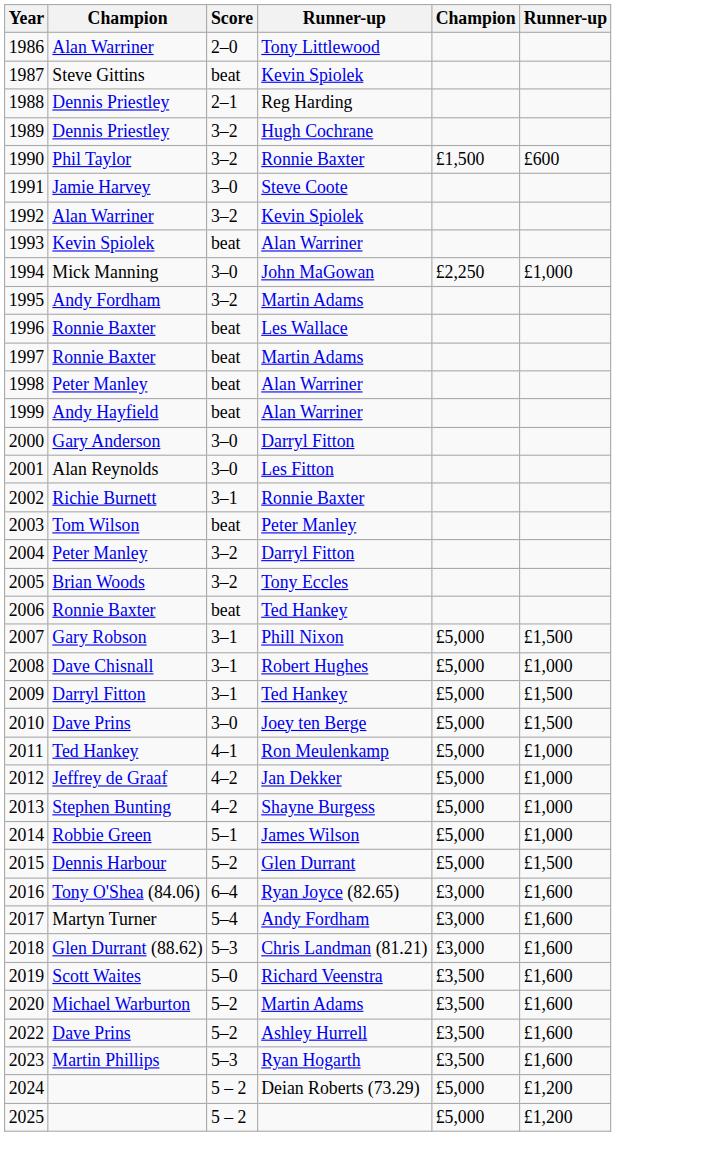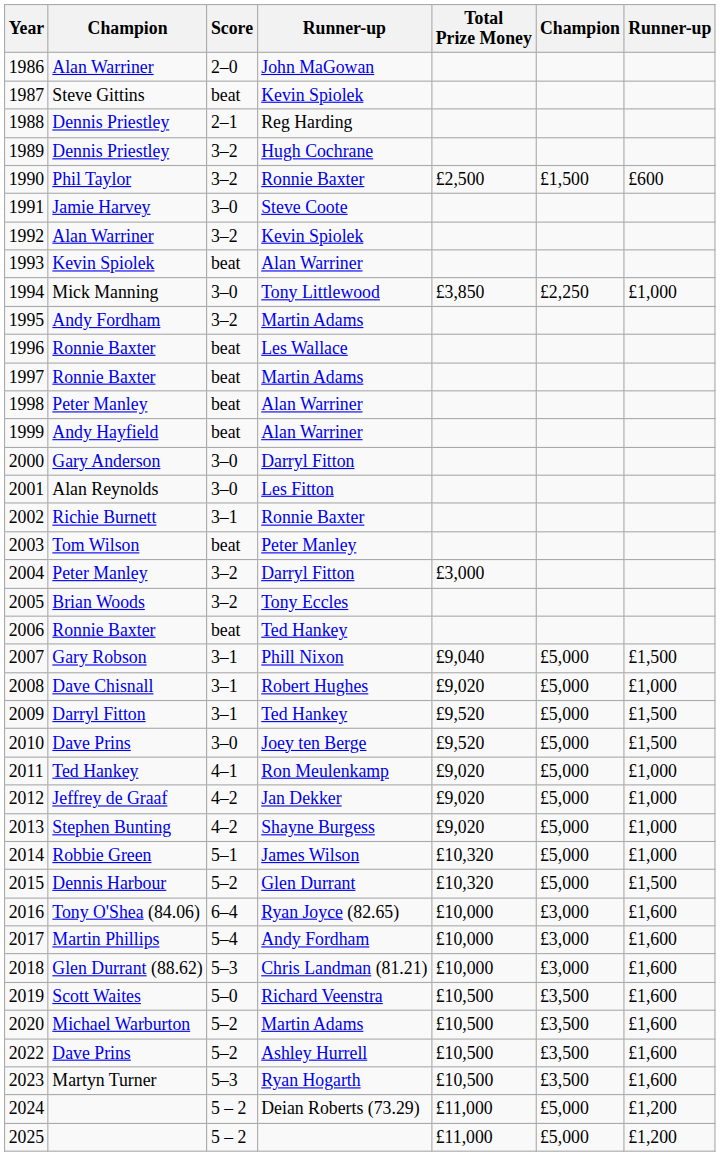+ column: (484, 28)
(321, 46) Tony Littlewood -> (318, 66) John MaGowan
(318, 272) John MaGowan -> (321, 292) Tony Littlewood
(104, 919) Martyn Turner -> (106, 939) Martin Phillips
(106, 1060) Martin Phillips -> (104, 1080) Martyn Turner
